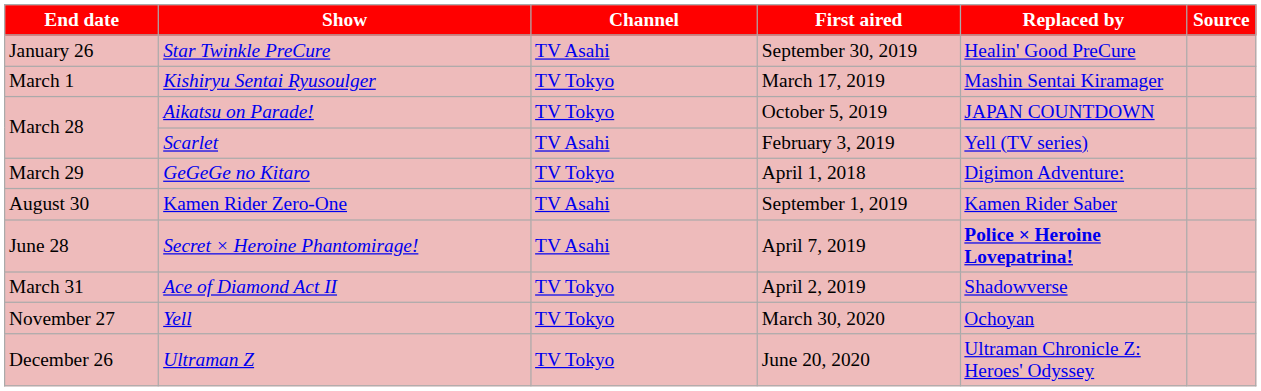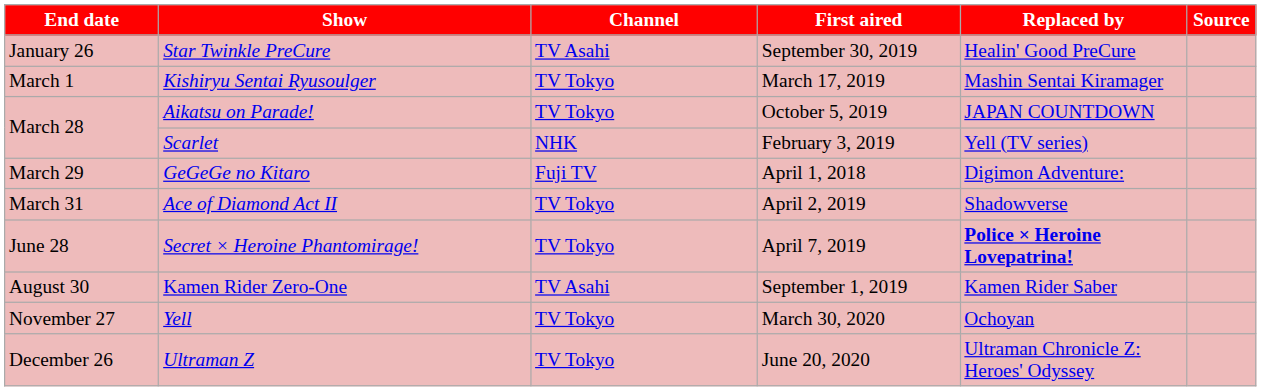(572, 142) TV Asahi -> (556, 142) NHK
(575, 173) TV Tokyo -> (566, 173) Fuji TV
rows swapped: (250, 287) <-> (255, 204)
(572, 245) TV Asahi -> (575, 245) TV Tokyo
